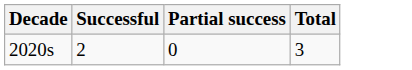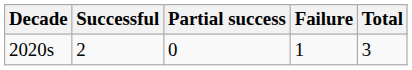+ column: (324, 19)
